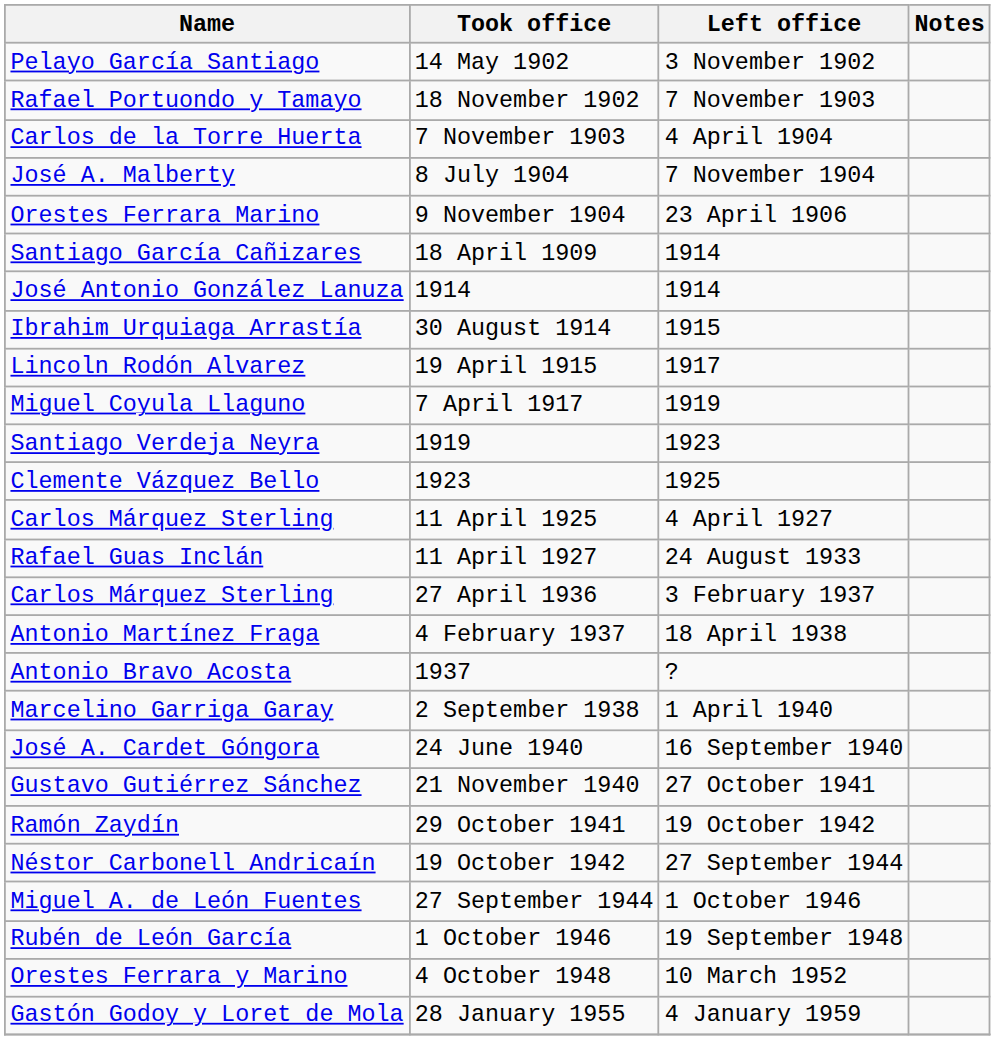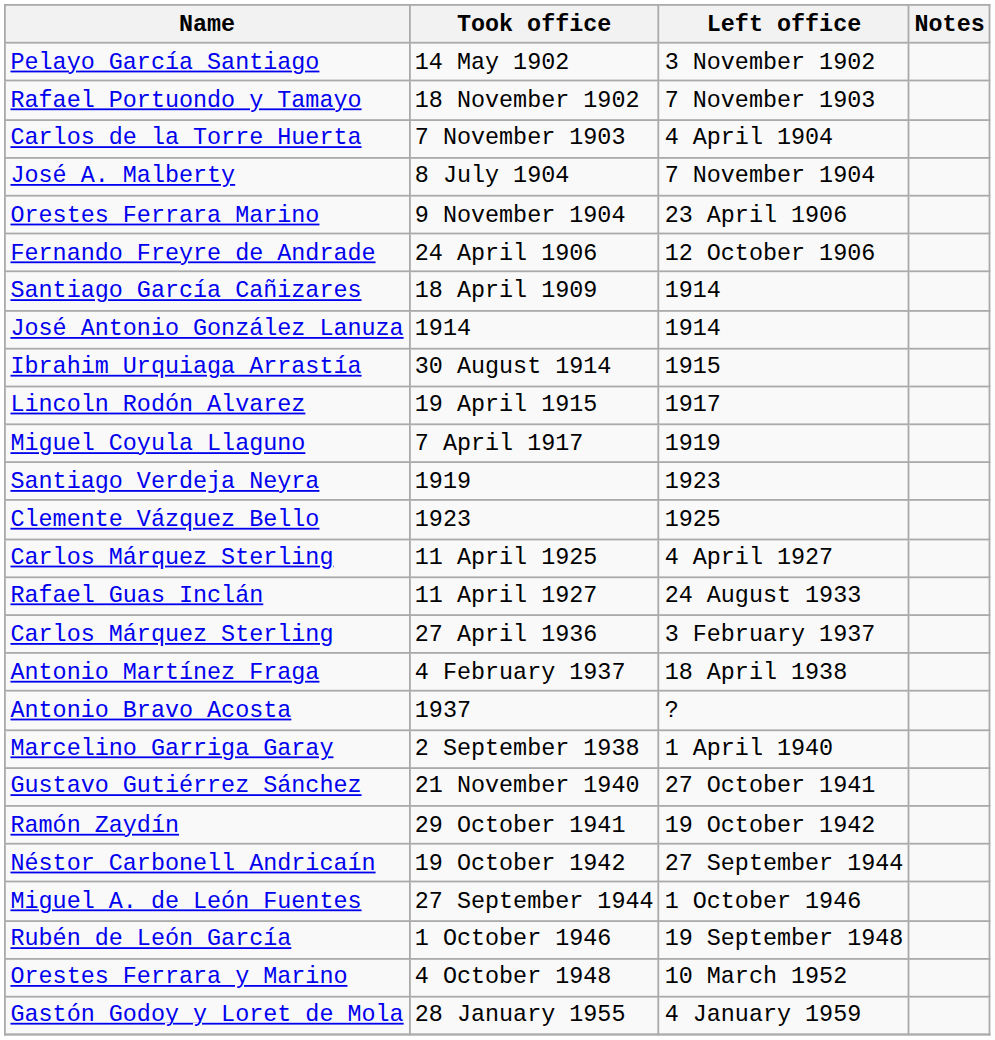+ row: (506, 253)
- row: (499, 749)
